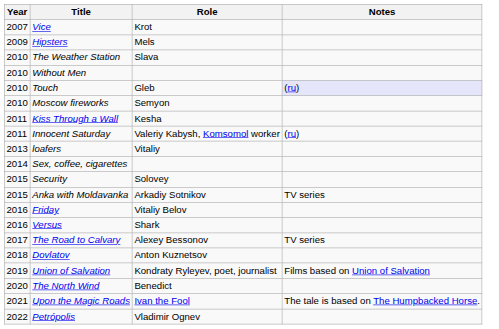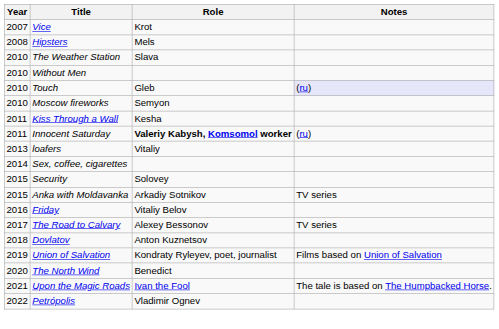(17, 42) 2009 -> (17, 42) 2008
(207, 133) normal -> (213, 133) bold
- row: (47, 225)
